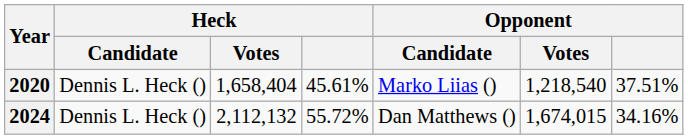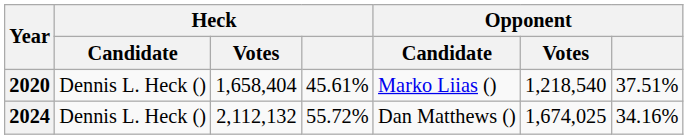(566, 117) 1,674,015 -> (566, 117) 1,674,025
